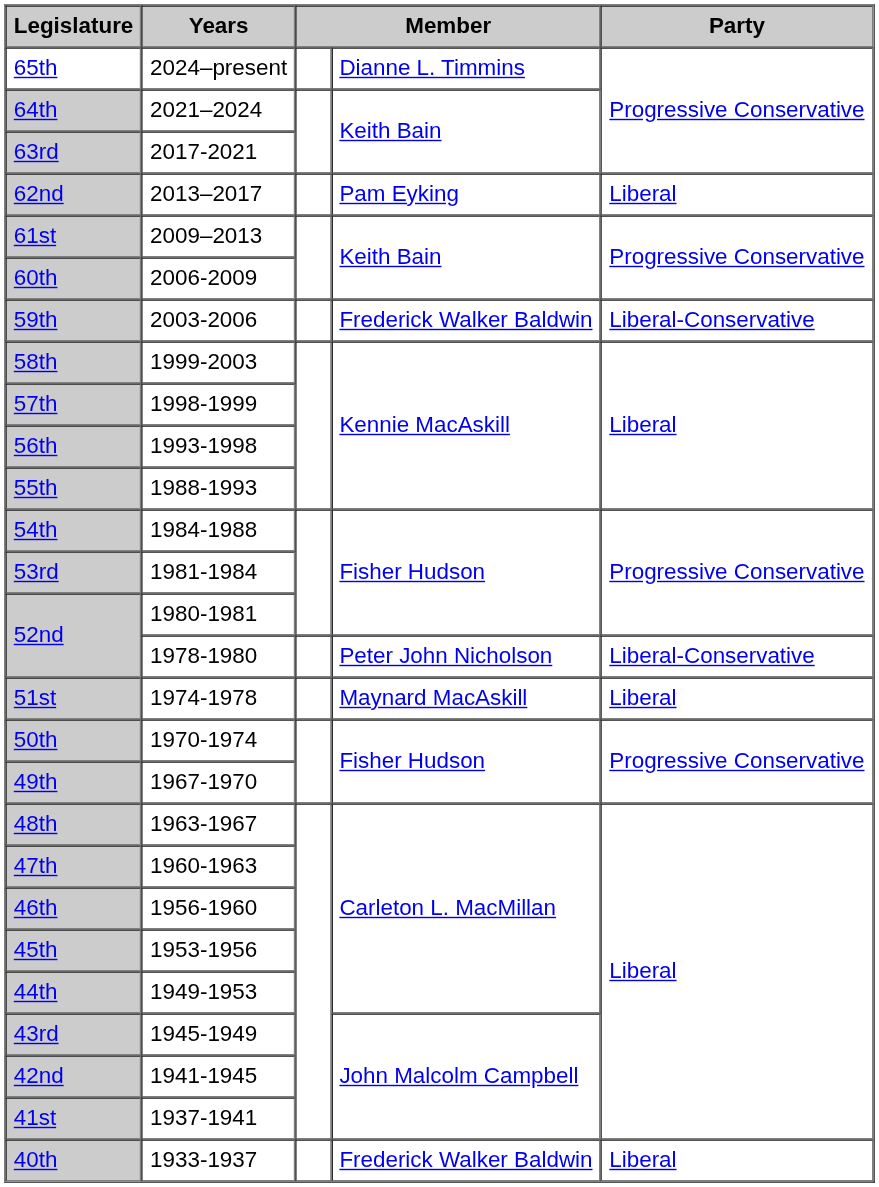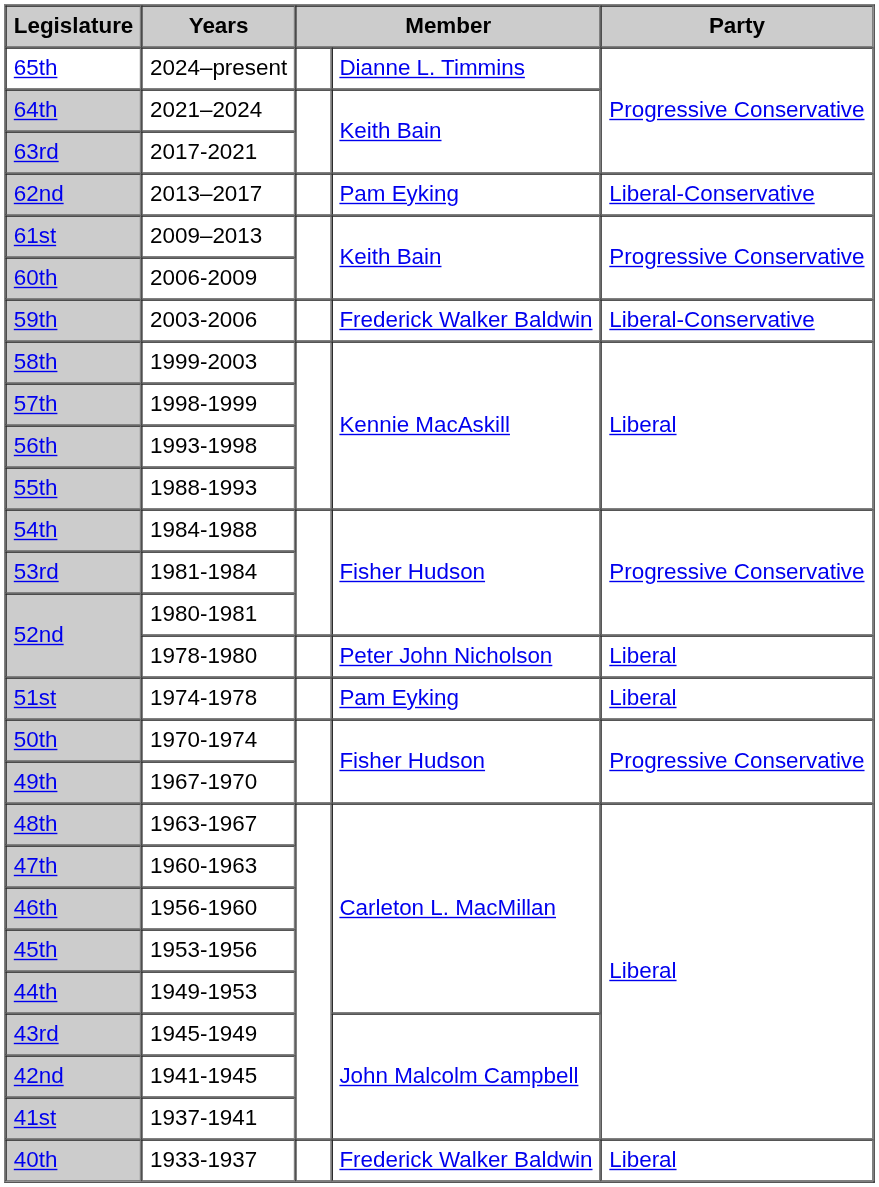(643, 194) Liberal -> (712, 194) Liberal-Conservative
(712, 656) Liberal-Conservative -> (643, 656) Liberal
(433, 698) Maynard MacAskill -> (399, 698) Pam Eyking
